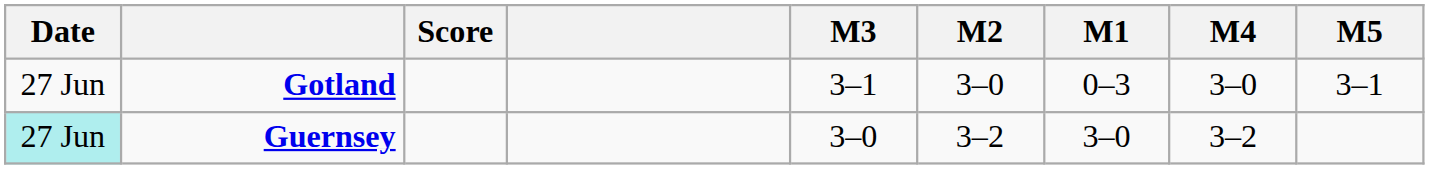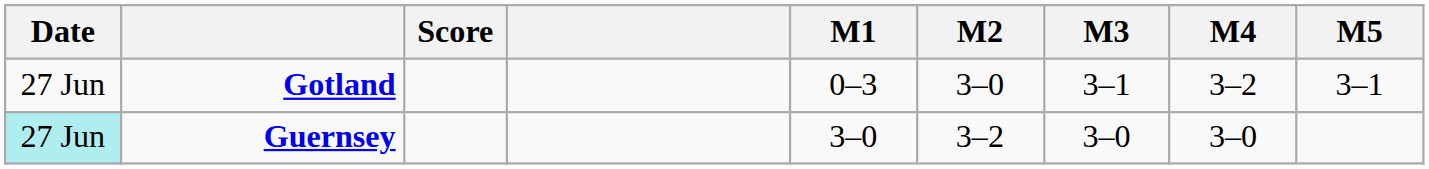columns swapped: (1106, 31) <-> (853, 31)
(1233, 84) 3–0 -> (1233, 84) 3–2
(1233, 137) 3–2 -> (1233, 137) 3–0
